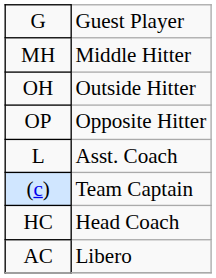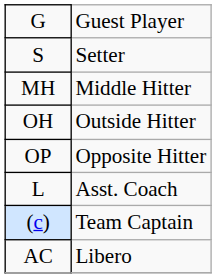+ row: (38, 54)
- row: (38, 222)
